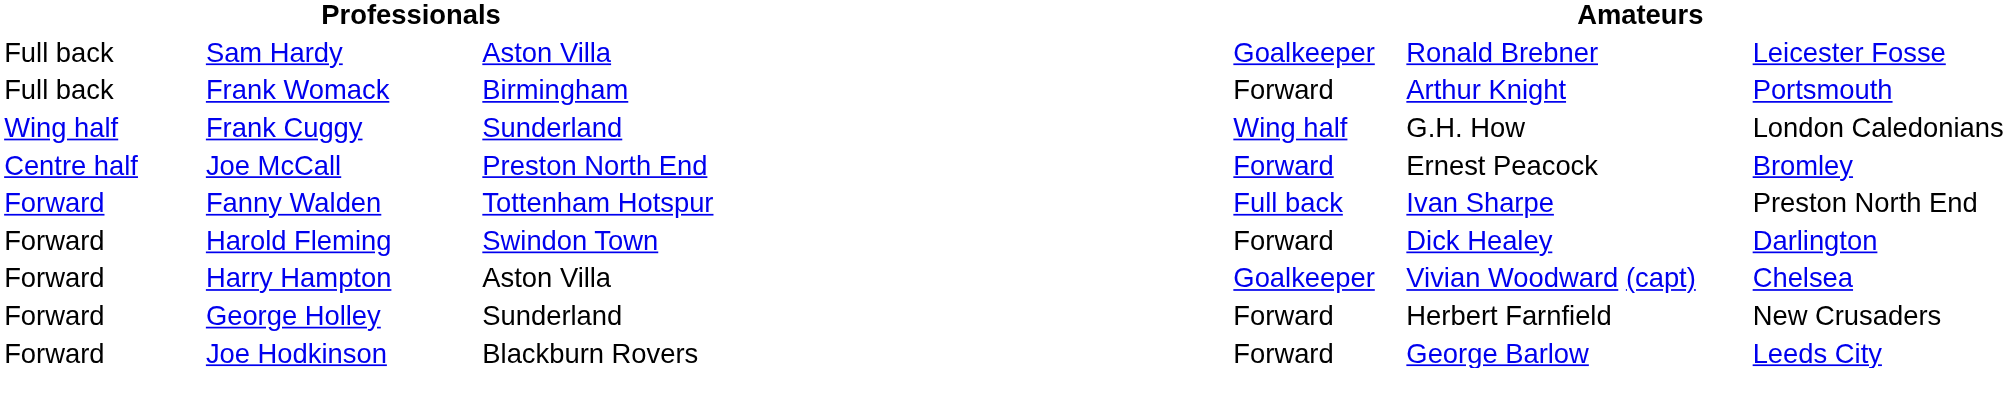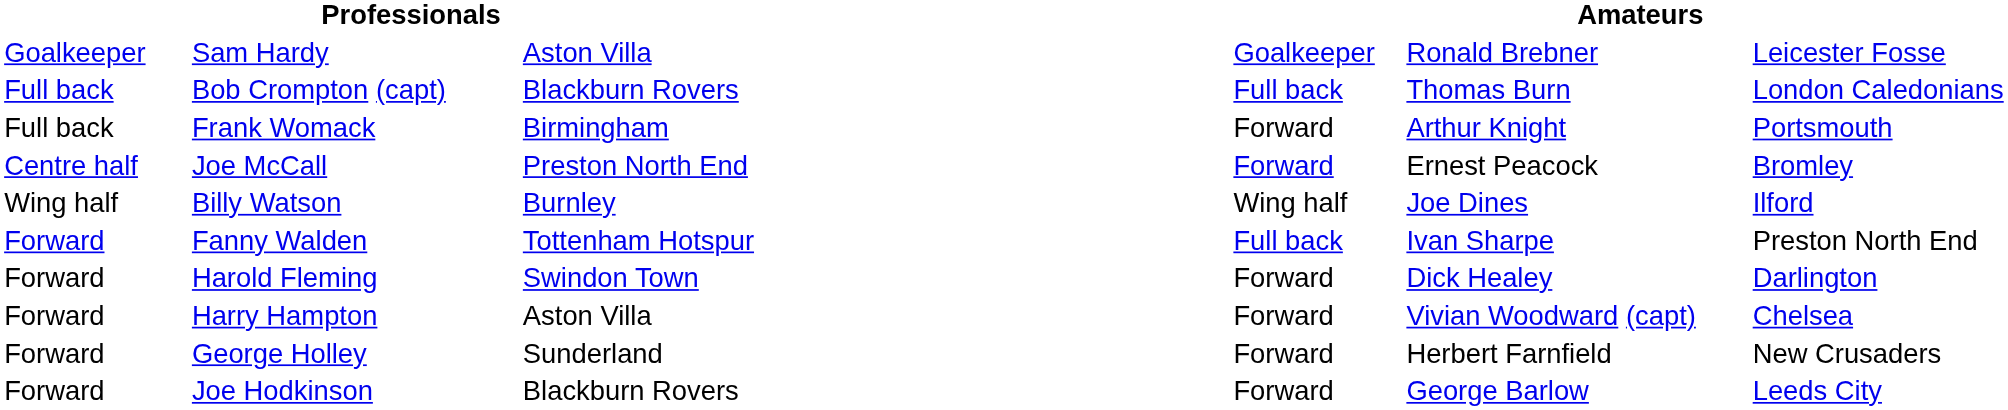(59, 52) Full back -> (75, 52) Goalkeeper
+ row: (319, 90)
- row: (284, 128)
+ row: (267, 203)
(1304, 278) Goalkeeper -> (1284, 316) Forward
